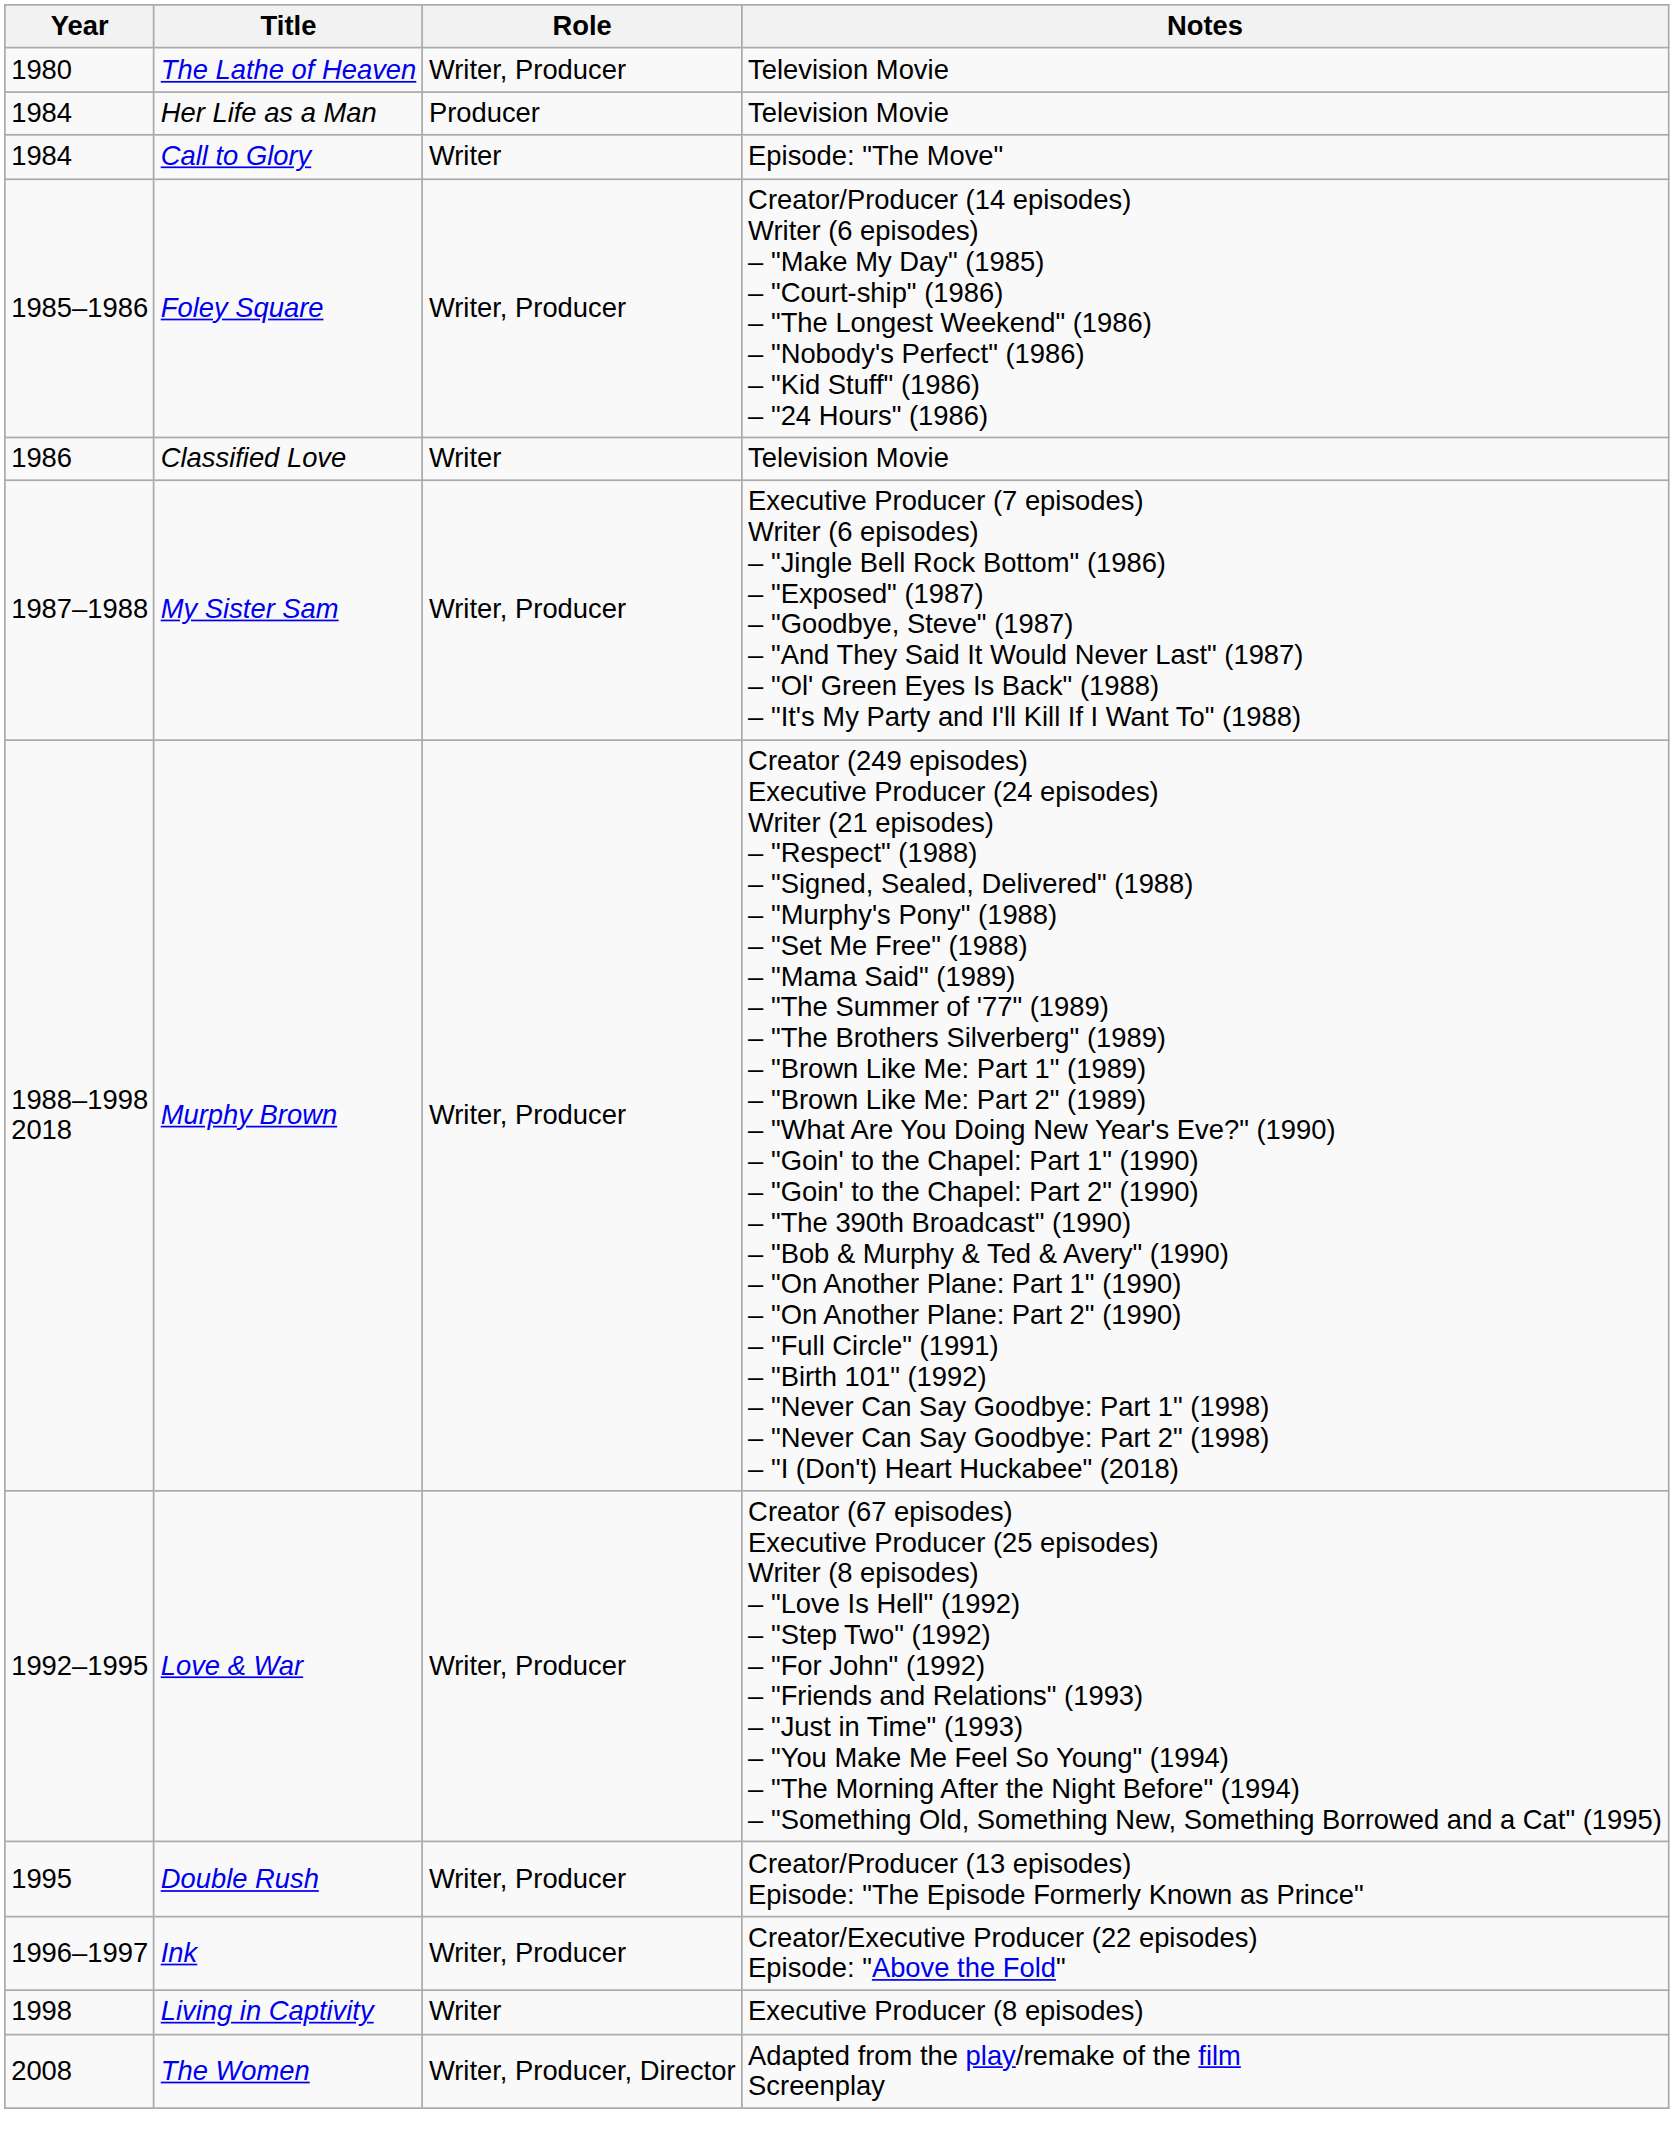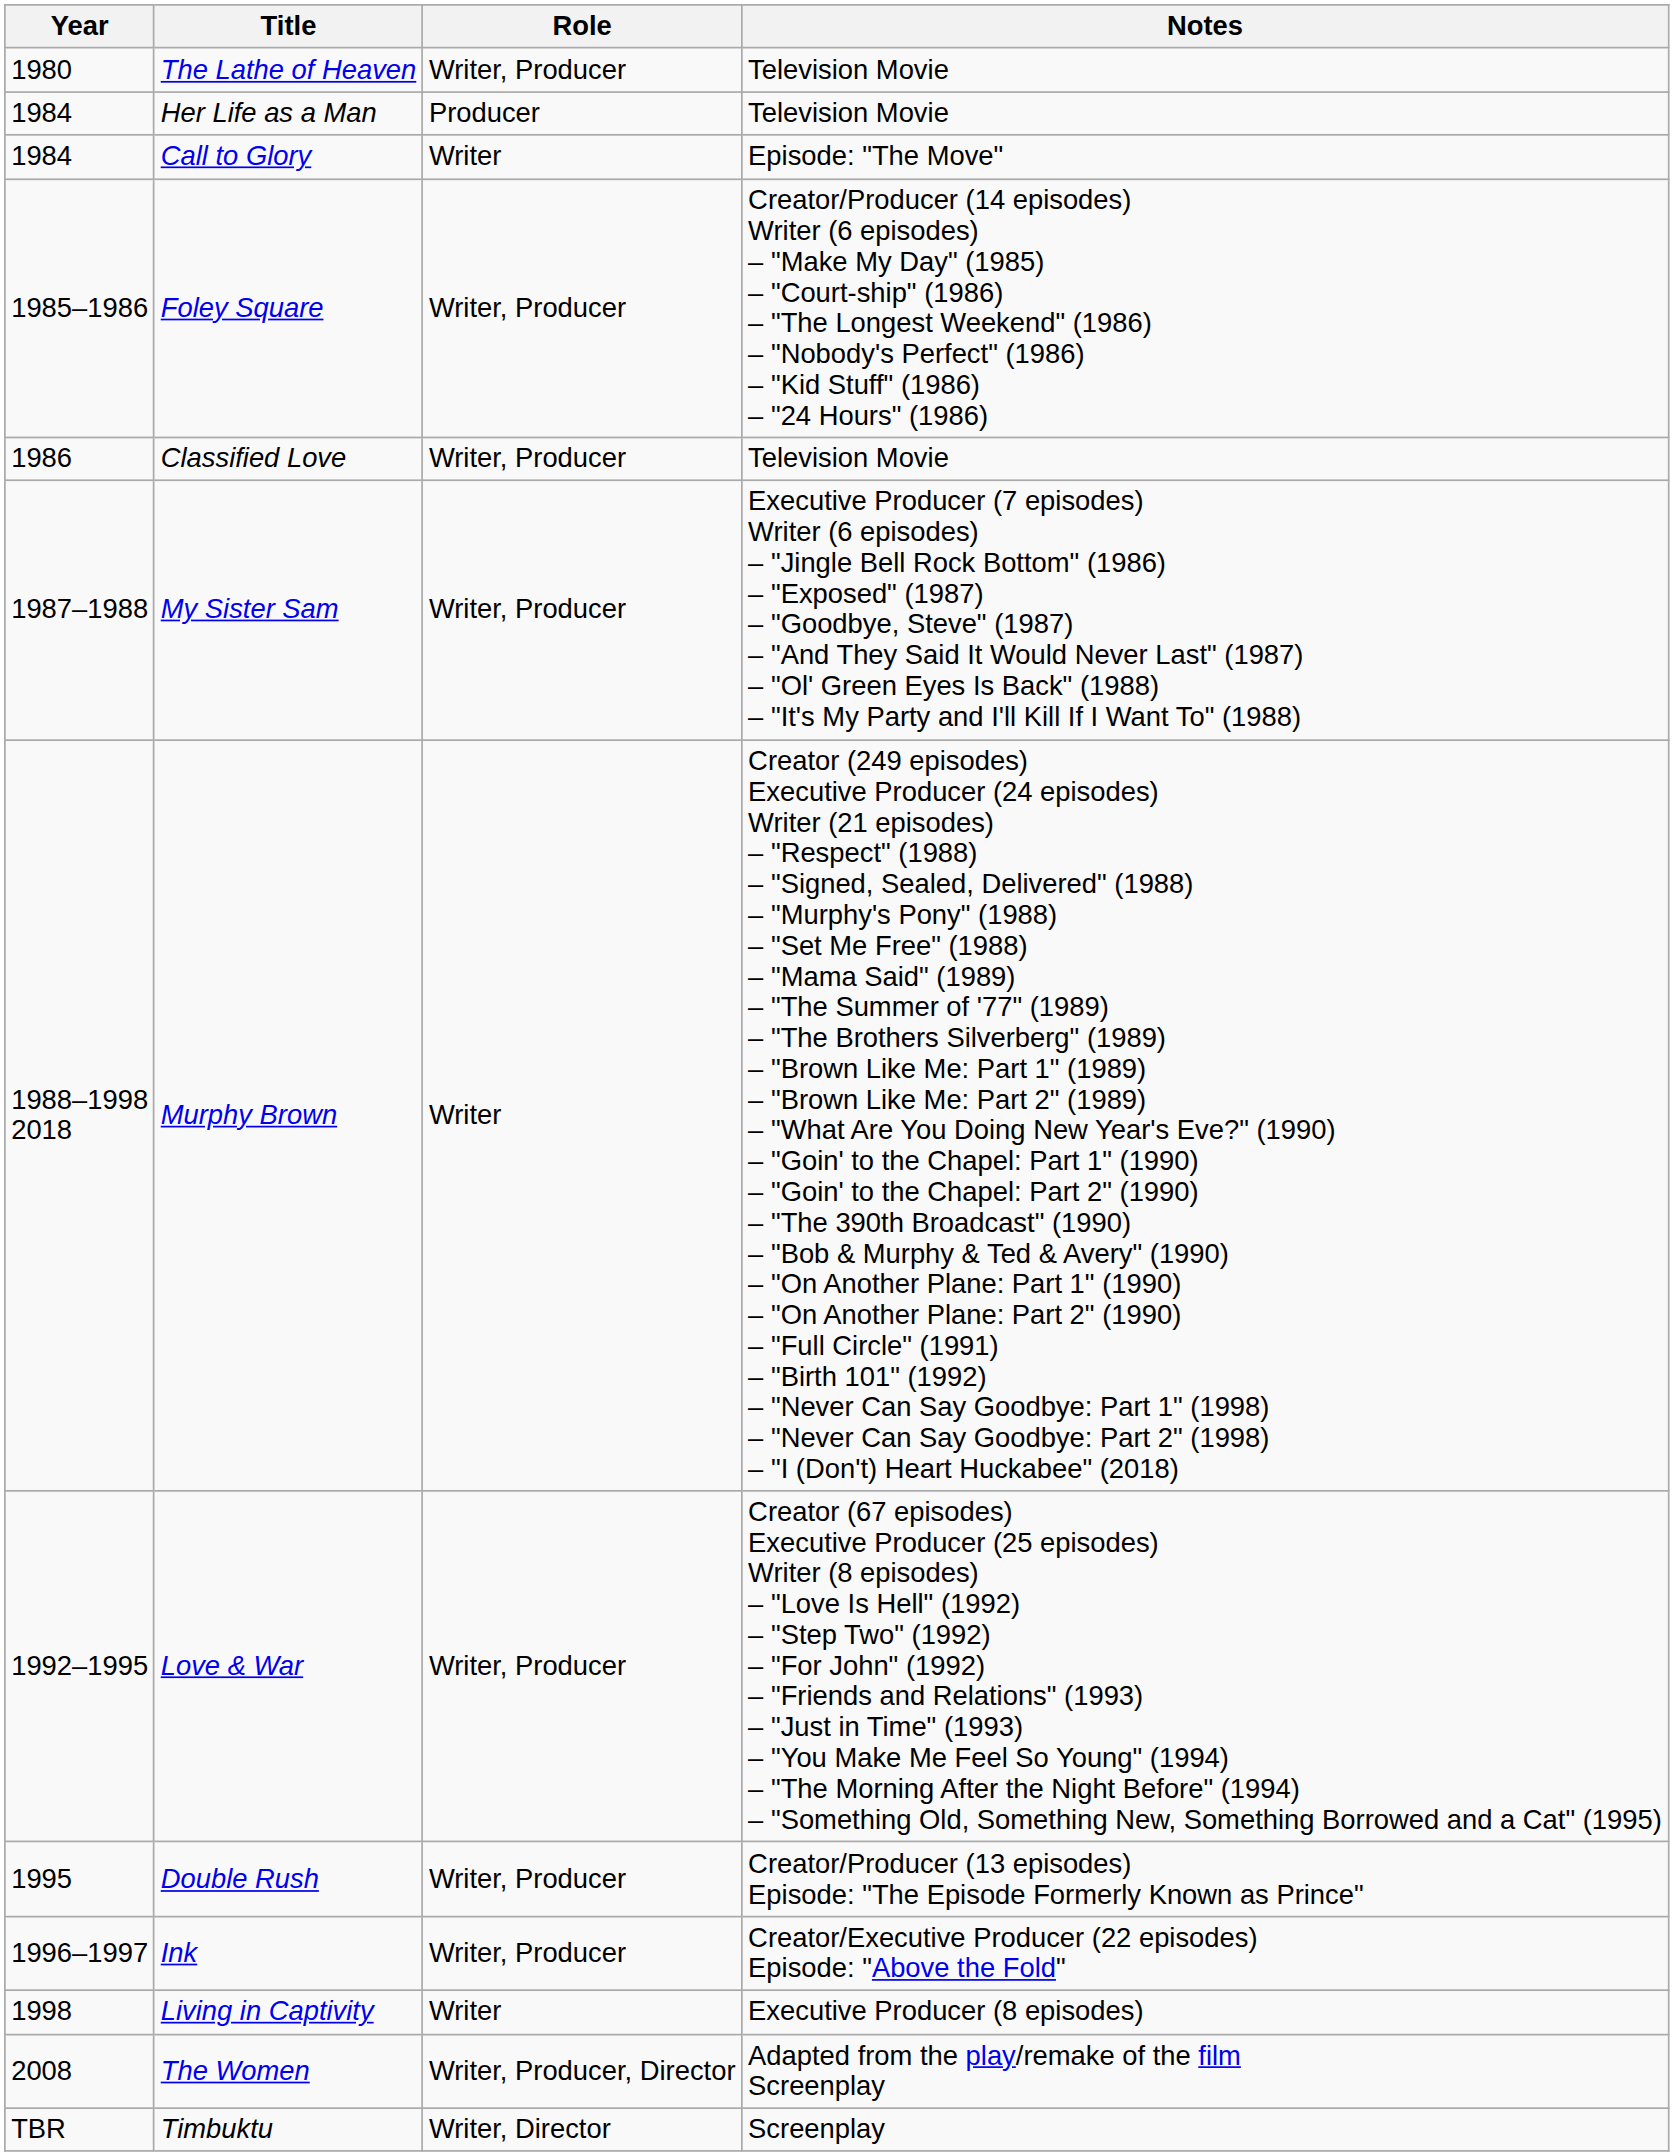(465, 458) Writer -> (527, 458) Writer, Producer
(527, 1114) Writer, Producer -> (465, 1114) Writer
+ row: (217, 2129)
